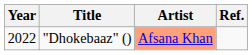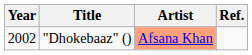(22, 38) 2022 -> (22, 38) 2002
